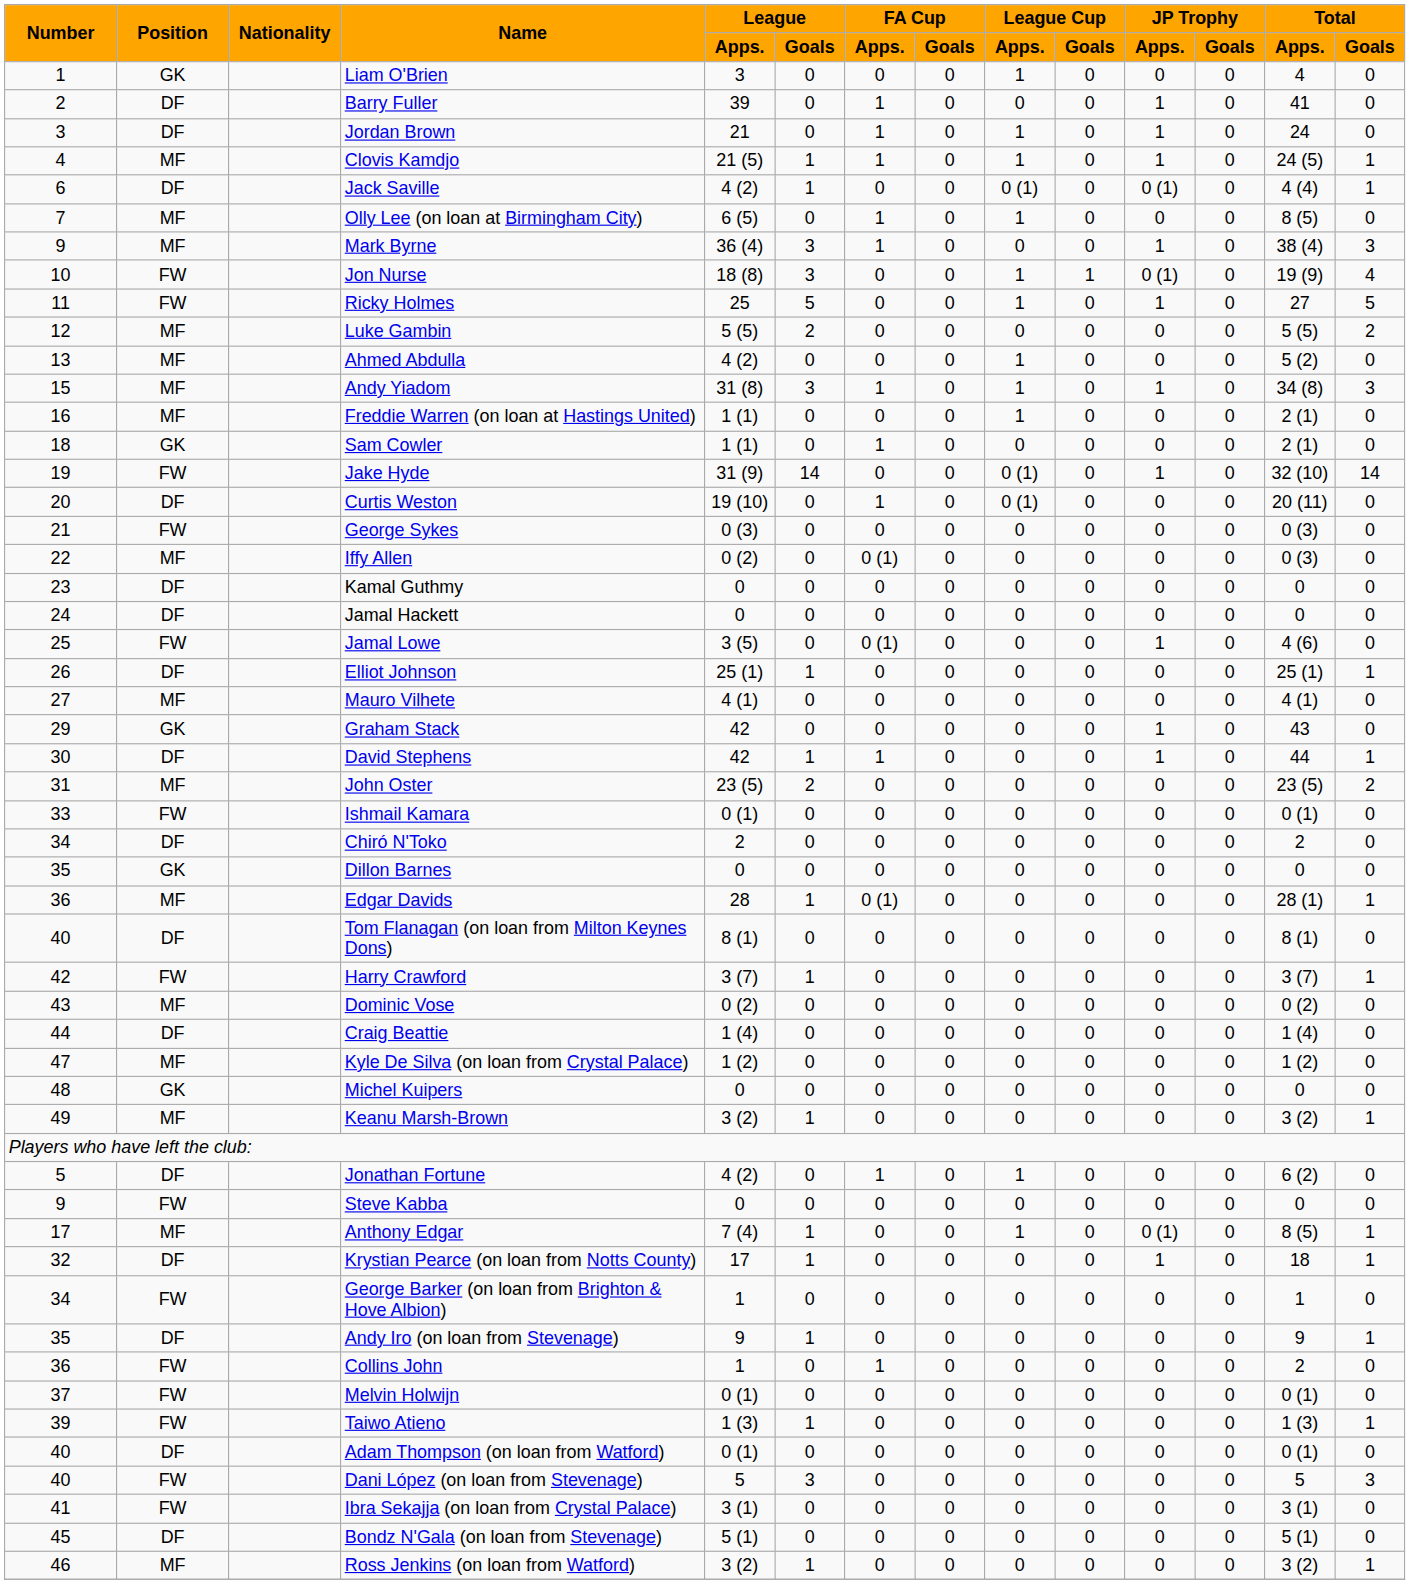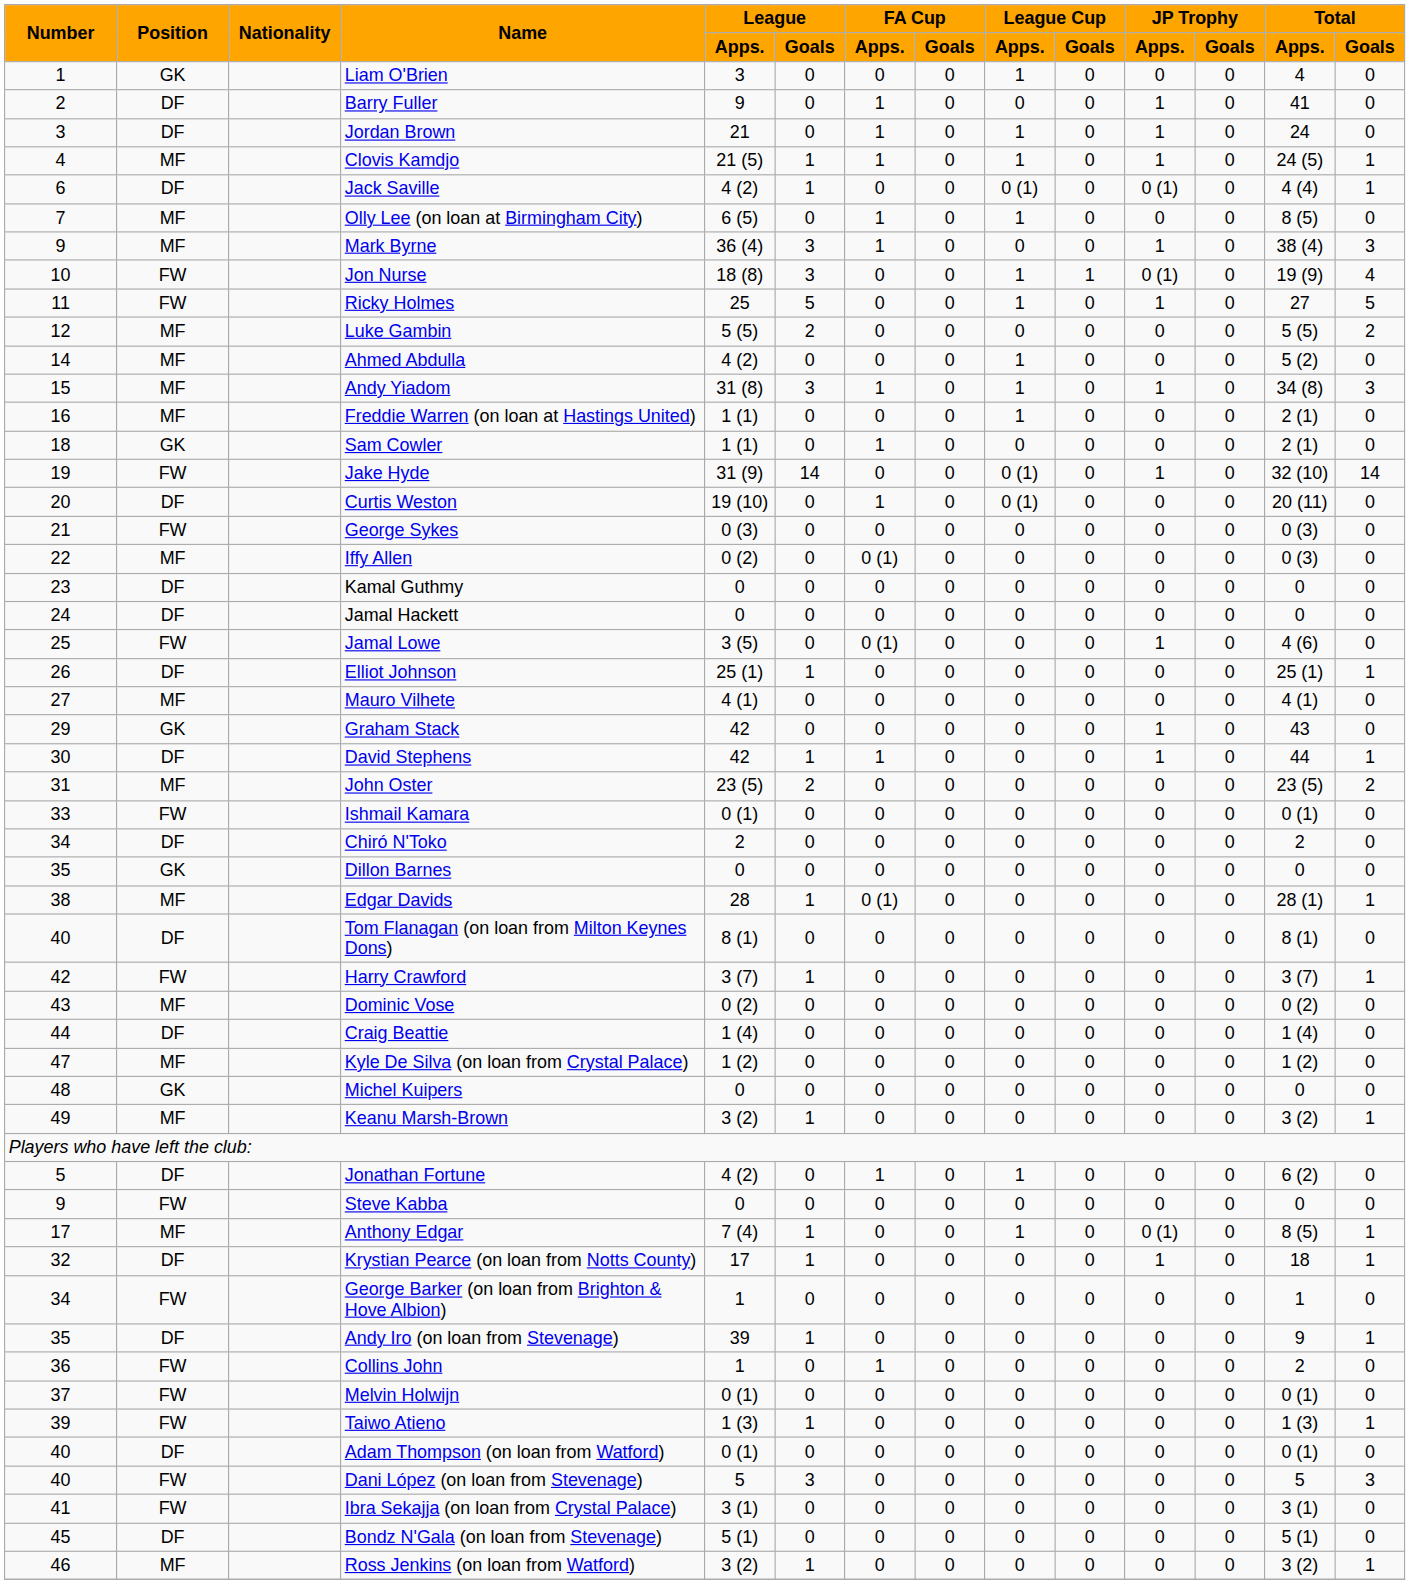(740, 103) 39 -> (740, 103) 9
(61, 359) 13 -> (61, 359) 14
(61, 899) 36 -> (61, 899) 38
(740, 1337) 9 -> (740, 1337) 39
